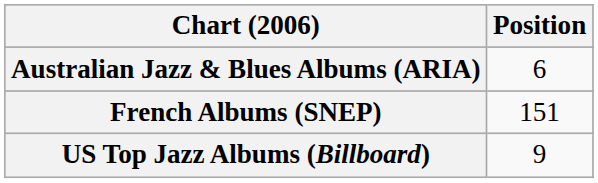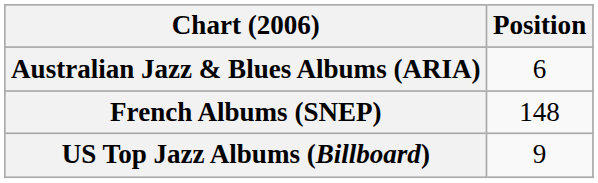(540, 111) 151 -> (540, 111) 148
